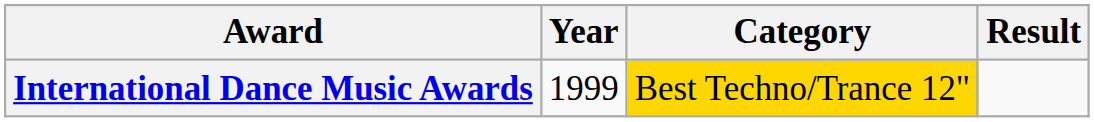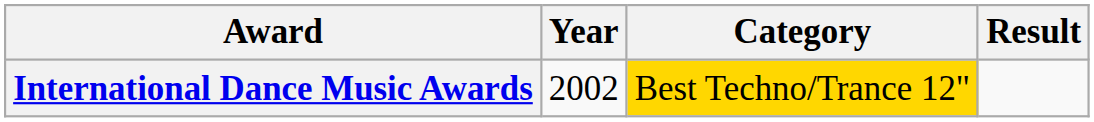(584, 87) 1999 -> (584, 87) 2002
